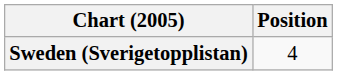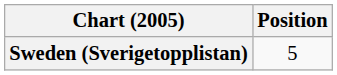(292, 53) 4 -> (292, 53) 5
